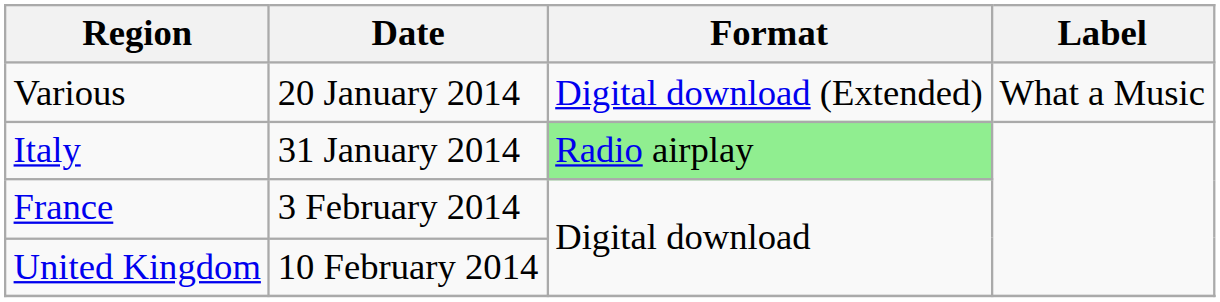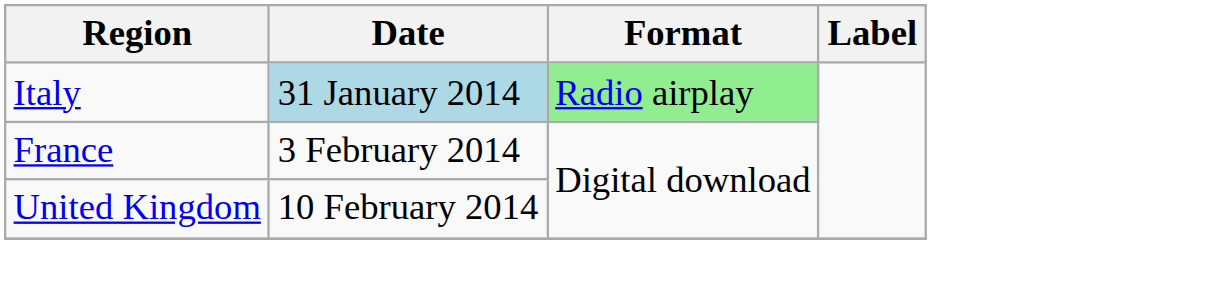- row: (70, 91)
(399, 149) no background -> (399, 91) lightblue background
